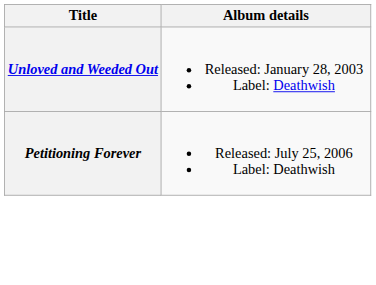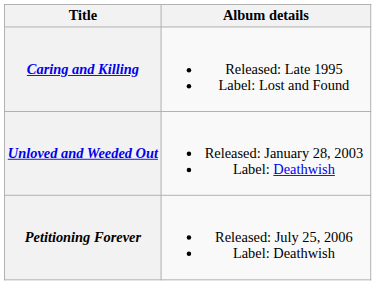+ row: (83, 69)
